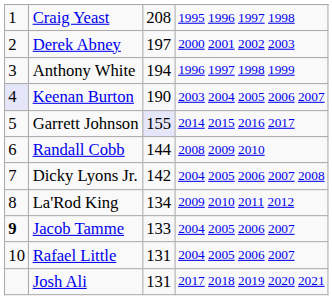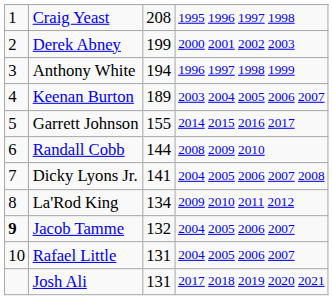(159, 44) 197 -> (159, 44) 199
(13, 96) lavender background -> (13, 96) no background
(159, 96) 190 -> (159, 96) 189
(159, 123) lavender background -> (159, 123) no background
(159, 176) 142 -> (159, 176) 141
(159, 228) 133 -> (159, 228) 132
